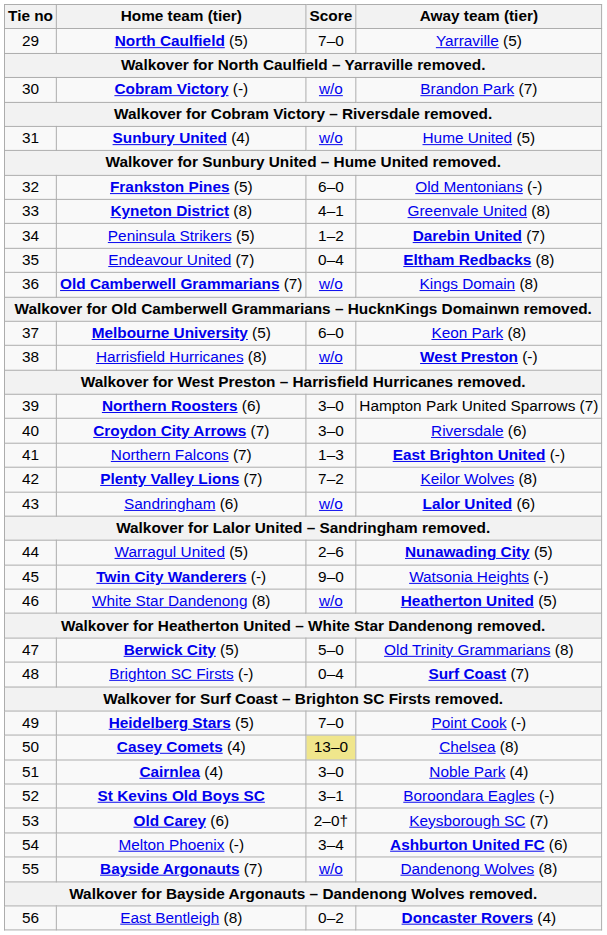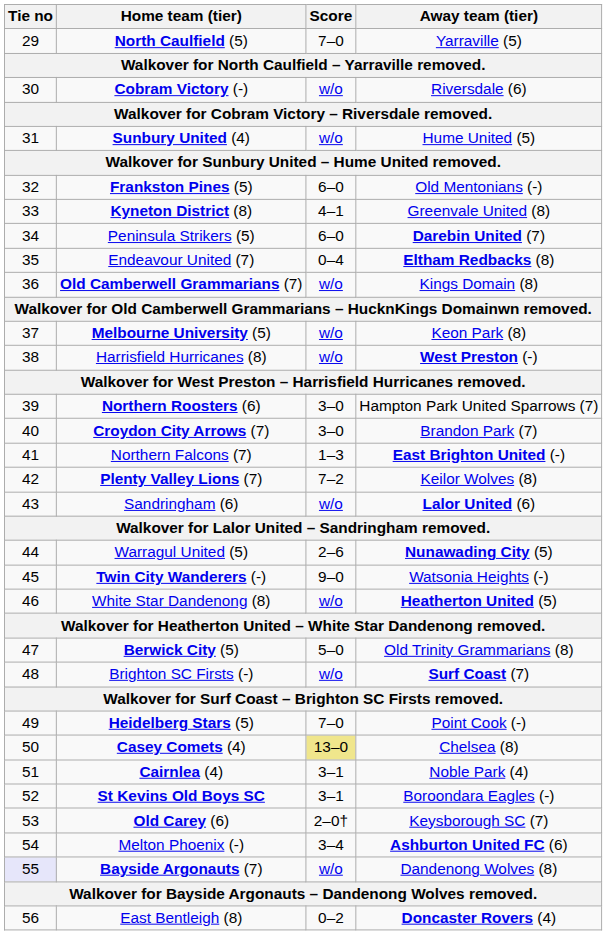(479, 89) Brandon Park (7) -> (479, 89) Riversdale (6)
(331, 235) 1–2 -> (331, 235) 6–0
(331, 333) 6–0 -> (331, 333) w/o
(479, 430) Riversdale (6) -> (479, 430) Brandon Park (7)
(331, 674) 0–4 -> (331, 674) w/o
(331, 771) 3–0 -> (331, 771) 3–1
(30, 869) no background -> (30, 869) lavender background
